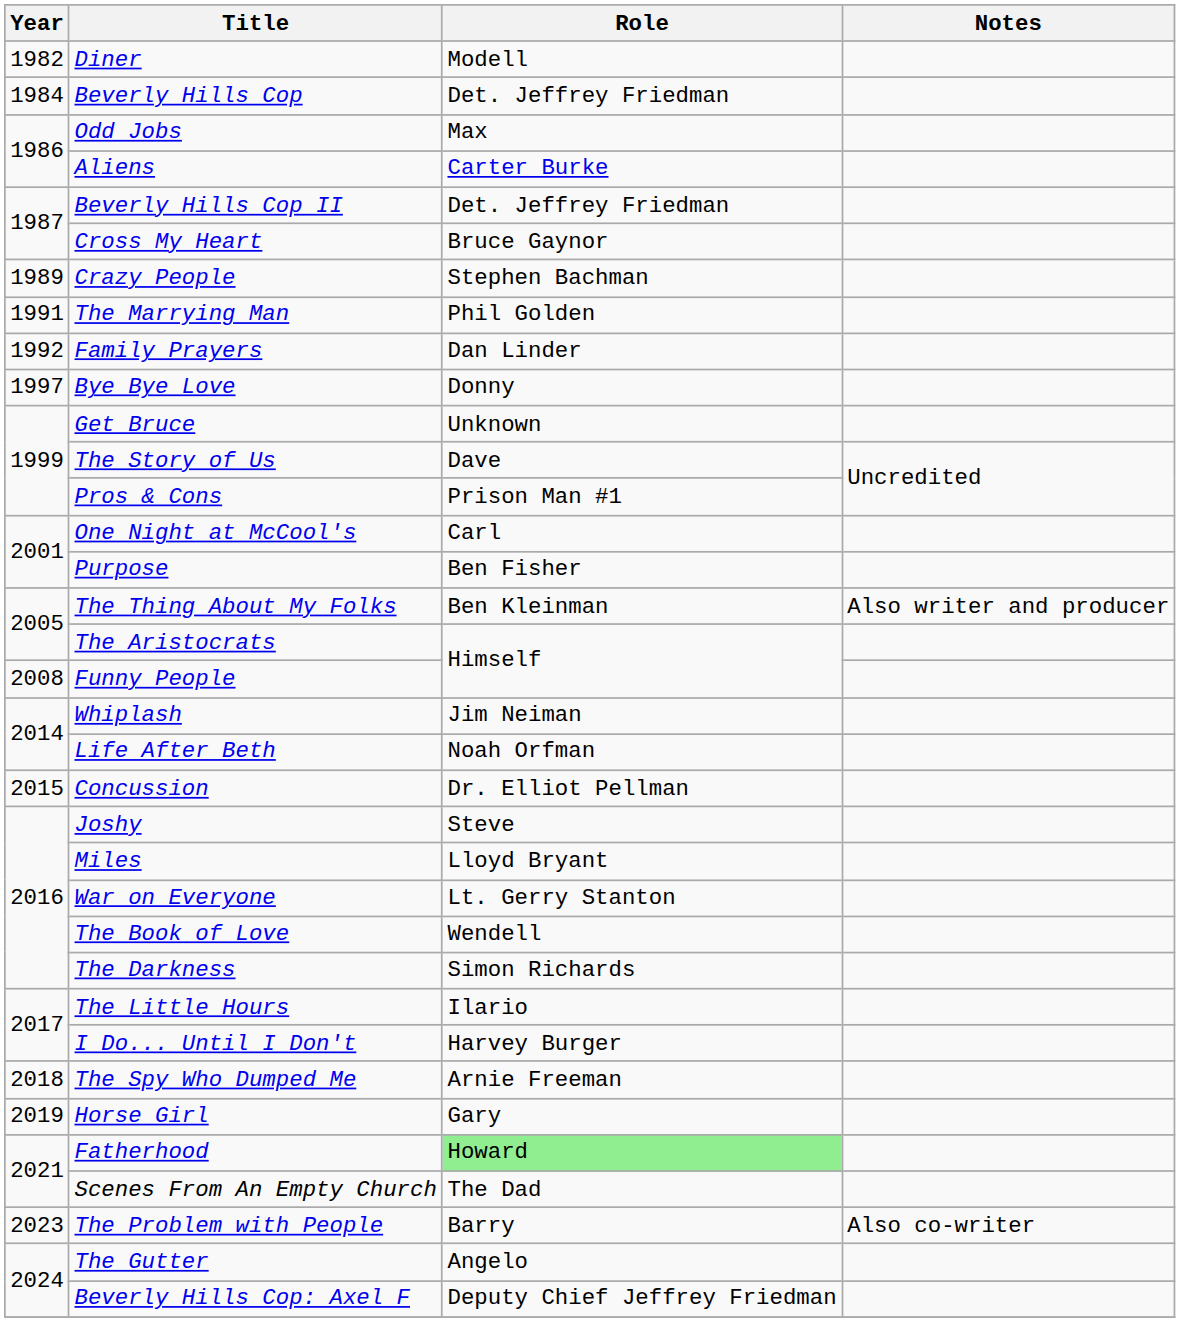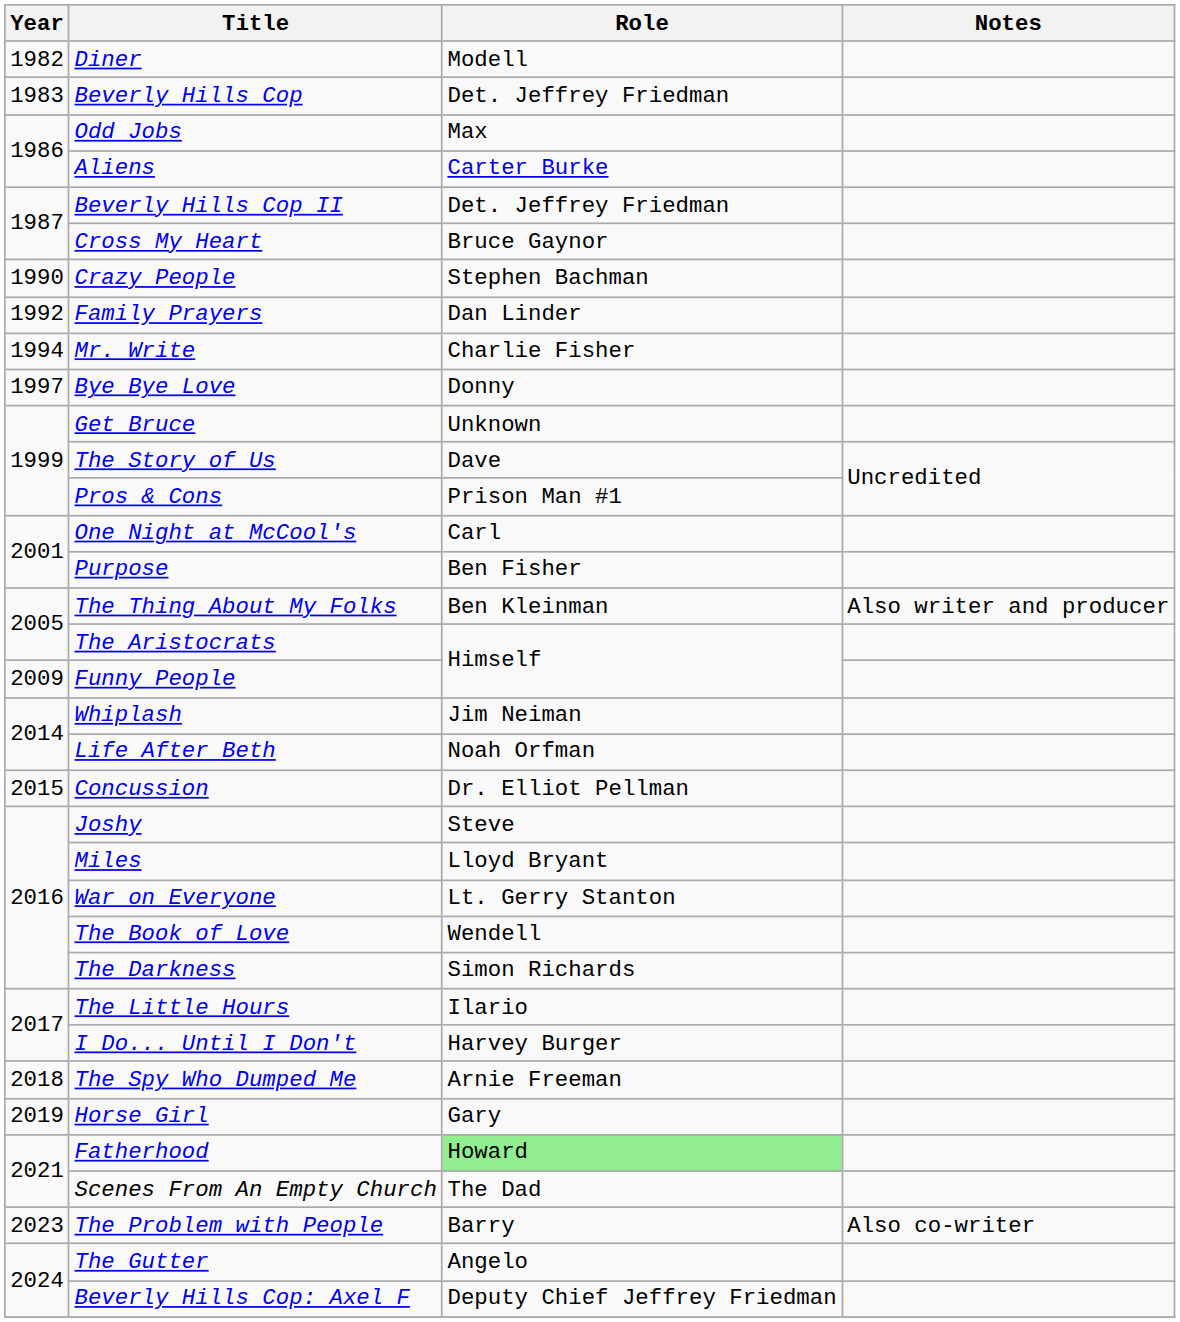(37, 96) 1984 -> (37, 96) 1983
(37, 278) 1989 -> (37, 278) 1990
- row: (182, 315)
+ row: (135, 351)
(37, 679) 2008 -> (37, 679) 2009
